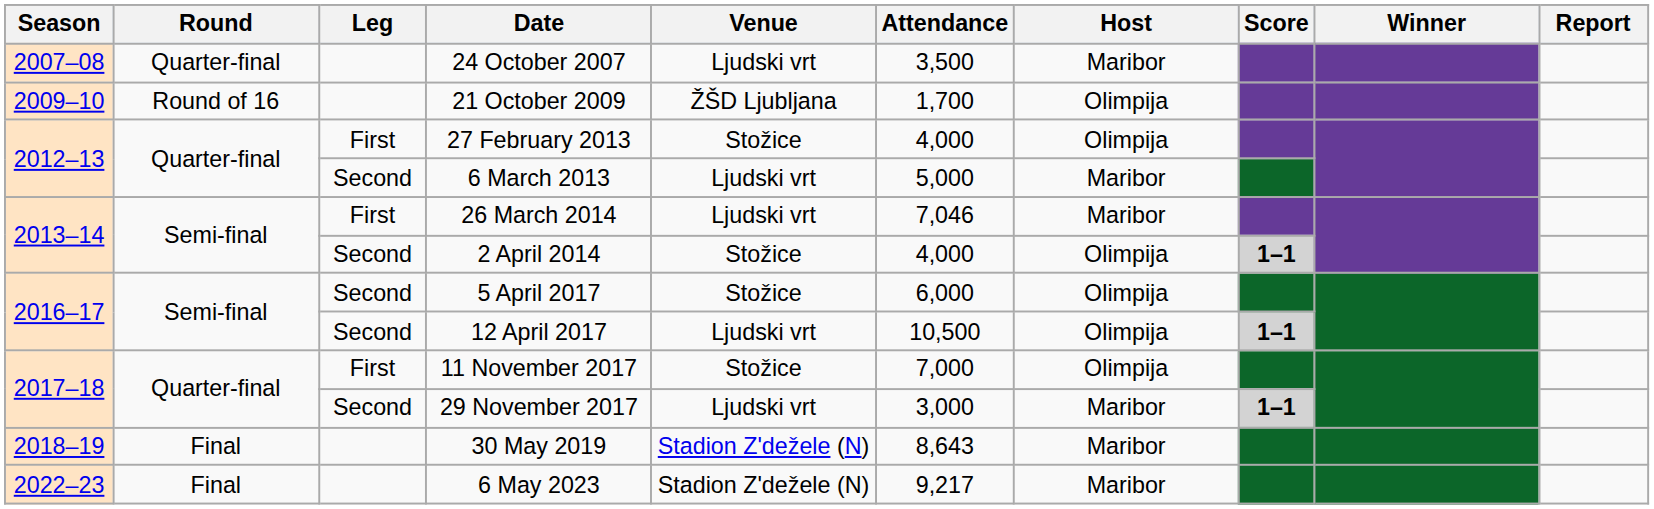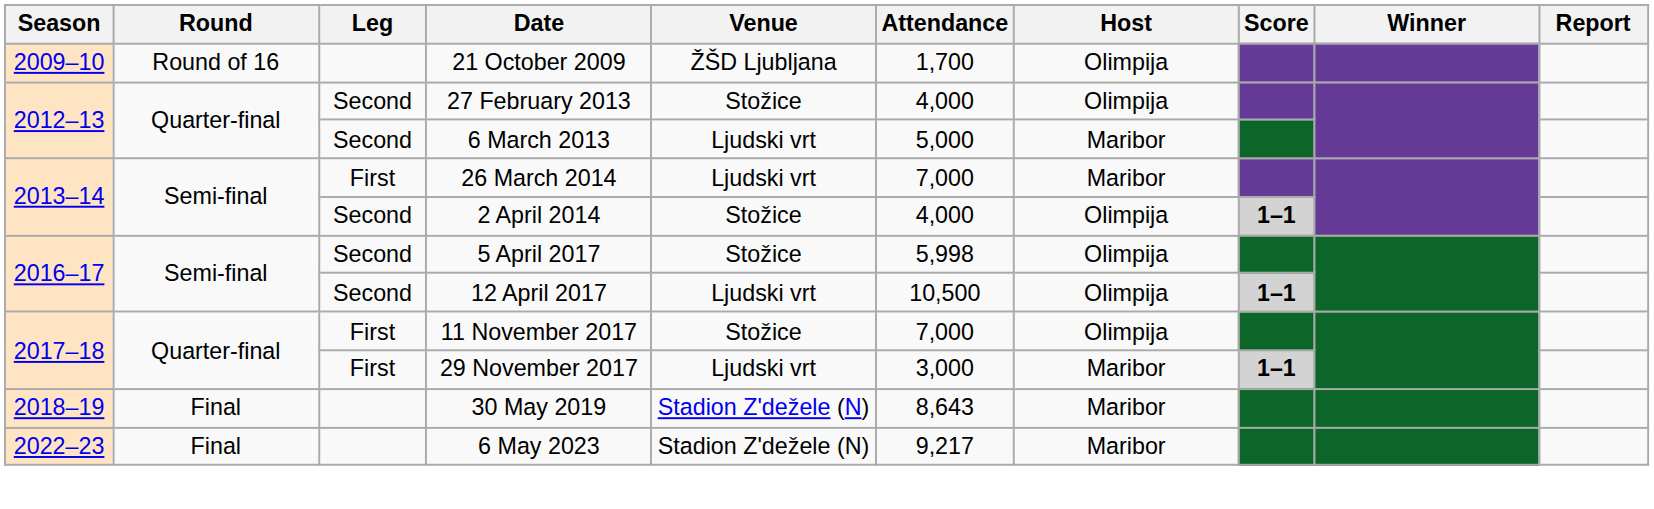- row: (539, 63)
(372, 139) First -> (372, 101) Second
(945, 216) 7,046 -> (945, 178) 7,000
(945, 293) 6,000 -> (945, 254) 5,998
(372, 408) Second -> (372, 370) First
